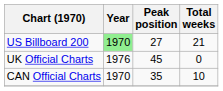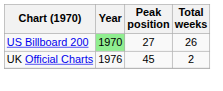(199, 42) 21 -> (191, 42) 26
(199, 59) 0 -> (191, 59) 2
- row: (54, 77)
